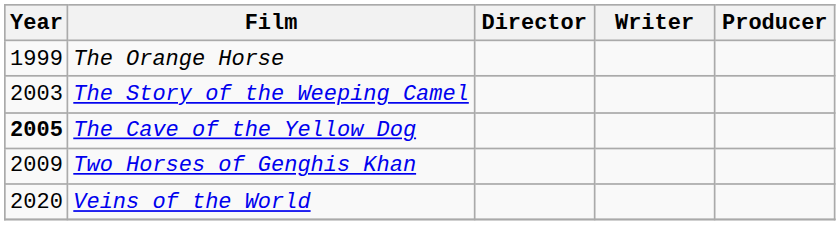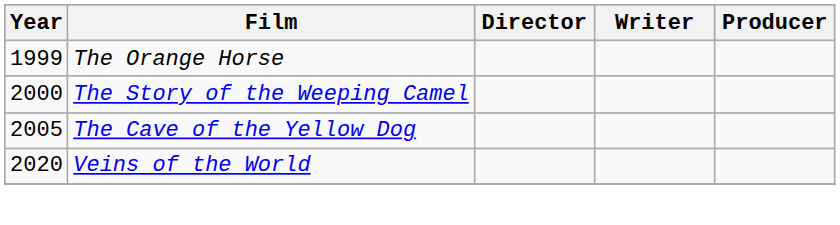(36, 94) 2003 -> (36, 94) 2000
(36, 130) bold -> (36, 130) normal
- row: (245, 166)
